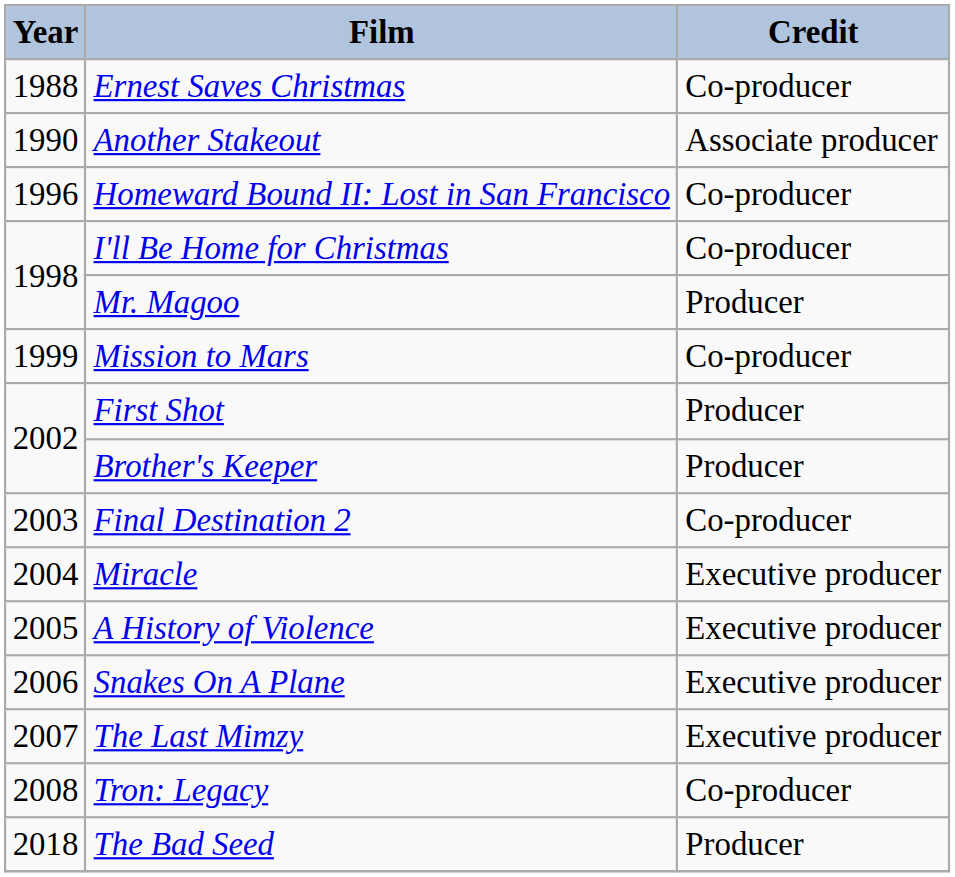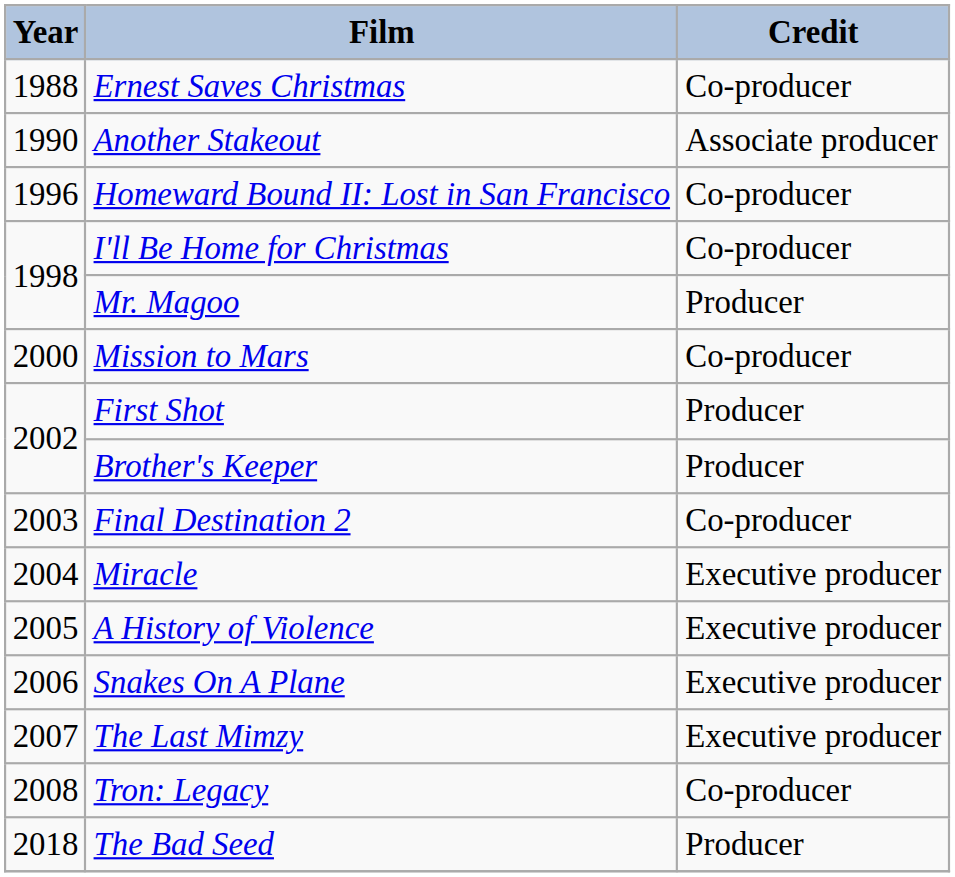(46, 356) 1999 -> (46, 356) 2000
